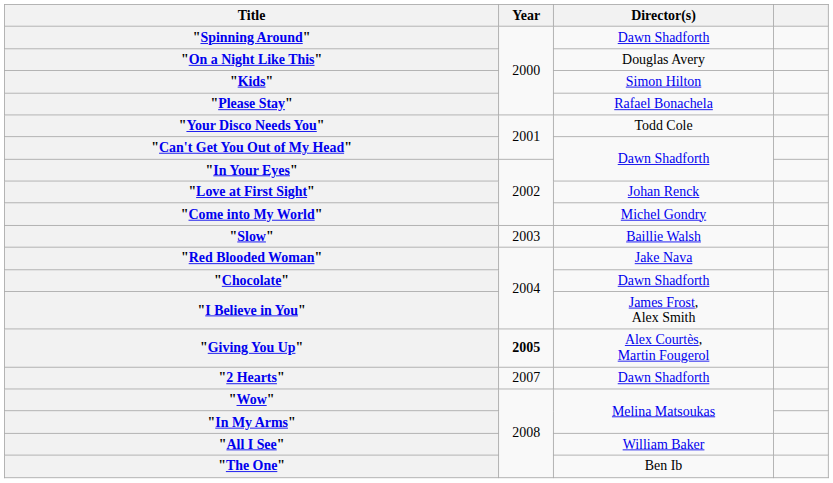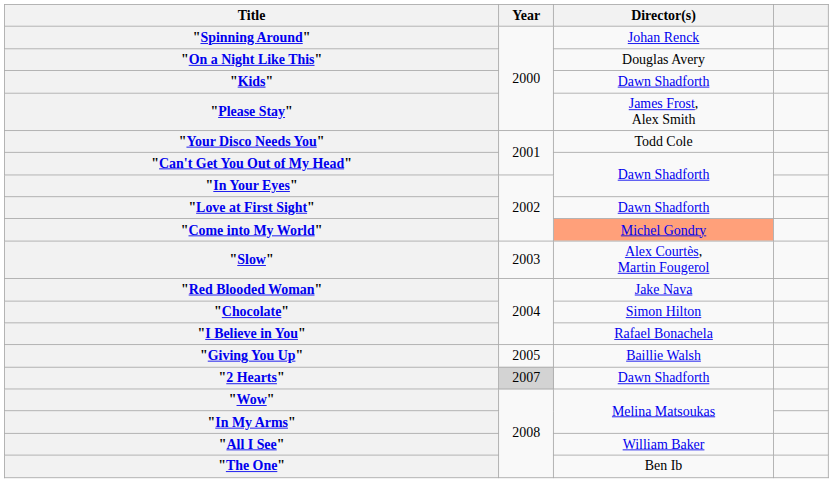(664, 37) Dawn Shadforth -> (664, 37) Johan Renck
(664, 81) Simon Hilton -> (664, 81) Dawn Shadforth
(664, 103) Rafael Bonachela -> (664, 111) James Frost, Alex Smith
(664, 192) Johan Renck -> (664, 207) Dawn Shadforth
(664, 214) no background -> (664, 229) lightsalmon background
(664, 236) Baillie Walsh -> (664, 259) Alex Courtès, Martin Fougerol
(664, 280) Dawn Shadforth -> (664, 311) Simon Hilton
(664, 310) James Frost, Alex Smith -> (664, 333) Rafael Bonachela
(526, 348) bold -> (526, 355) normal
(664, 348) Alex Courtès, Martin Fougerol -> (664, 355) Baillie Walsh
(526, 378) no background -> (526, 378) lightgrey background
